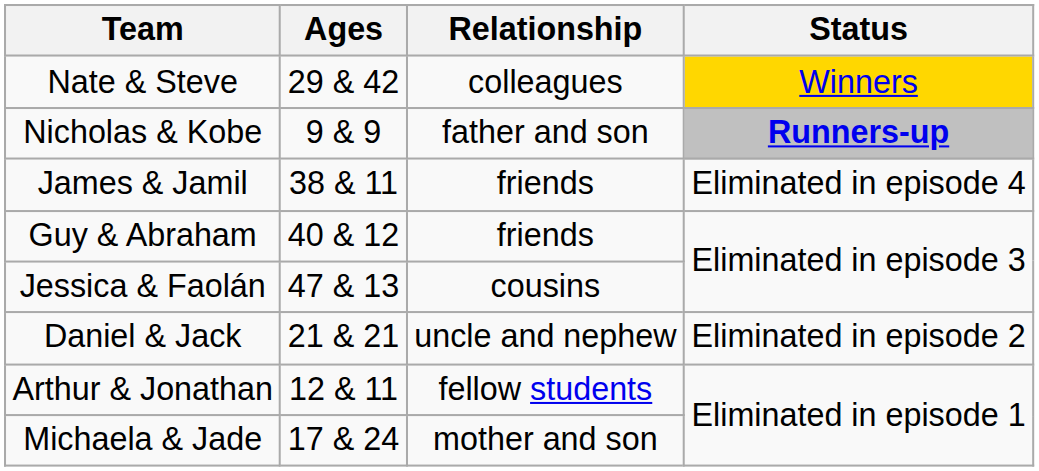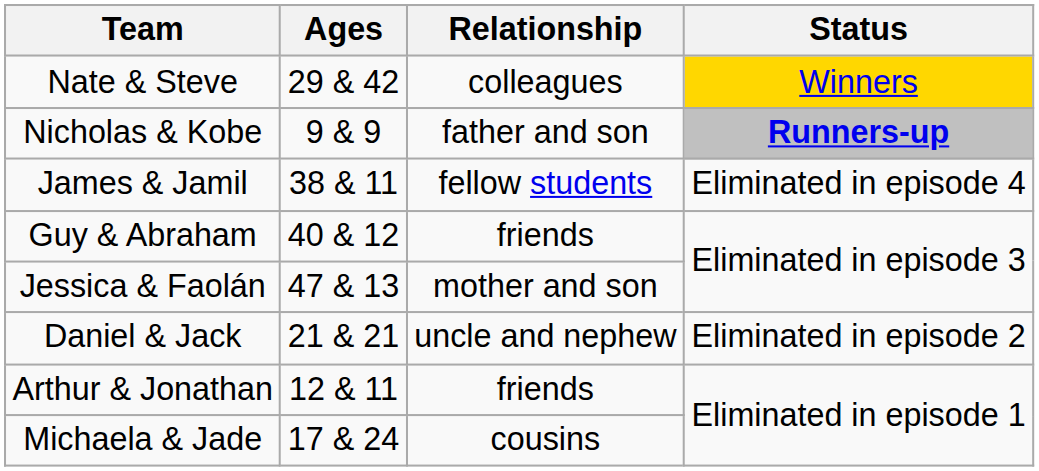(545, 183) friends -> (545, 183) fellow students
(545, 286) cousins -> (545, 286) mother and son
(545, 388) fellow students -> (545, 388) friends
(545, 440) mother and son -> (545, 440) cousins
